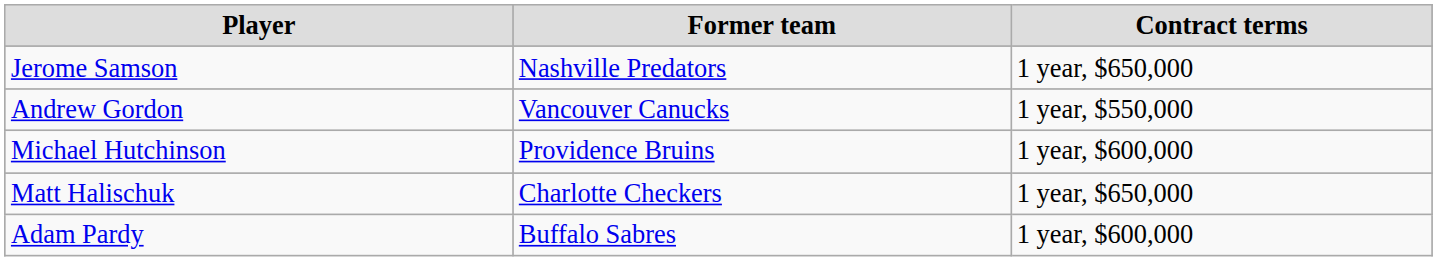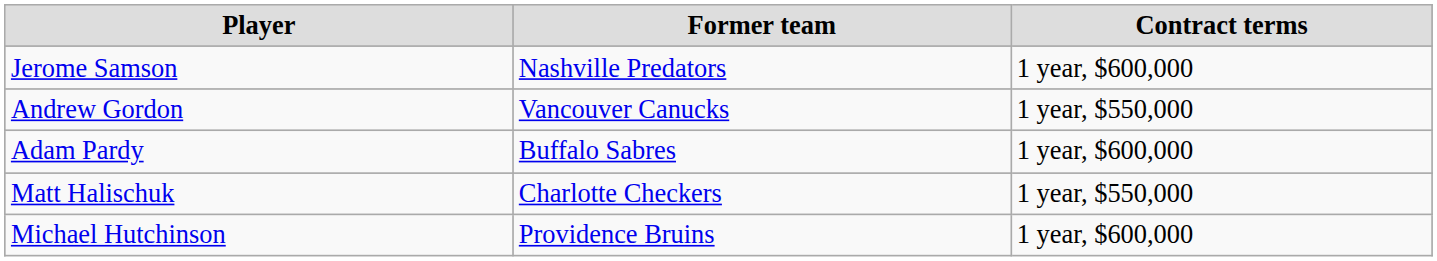(1105, 67) 1 year, $650,000 -> (1105, 67) 1 year, $600,000
rows swapped: (77, 234) <-> (118, 151)
(1105, 192) 1 year, $650,000 -> (1105, 192) 1 year, $550,000
